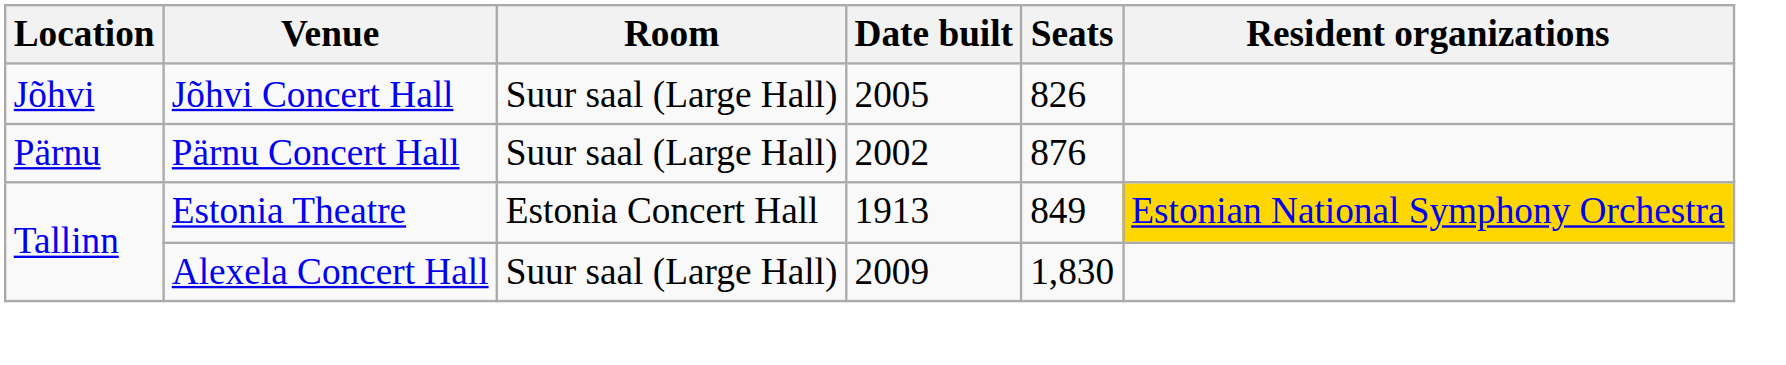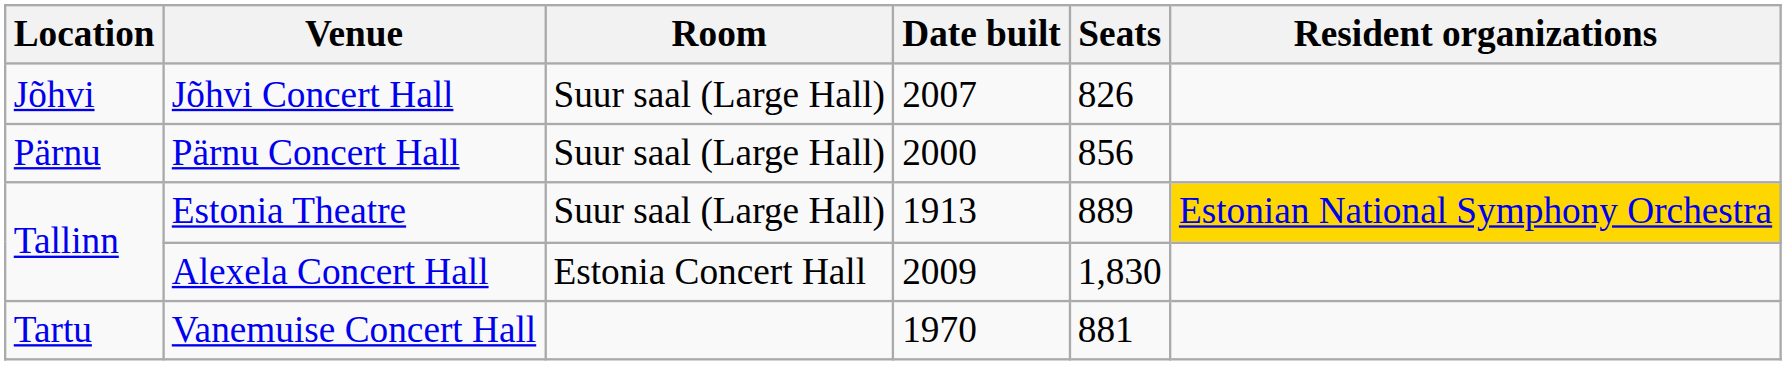(892, 93) 2005 -> (939, 93) 2007
(892, 152) 2002 -> (939, 152) 2000
(1058, 152) 876 -> (1106, 152) 856
(662, 211) Estonia Concert Hall -> (719, 211) Suur saal (Large Hall)
(1058, 211) 849 -> (1106, 211) 889
(672, 270) Suur saal (Large Hall) -> (710, 270) Estonia Concert Hall
+ row: (354, 329)
